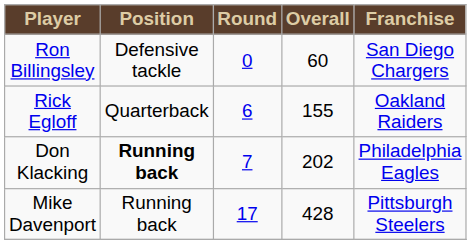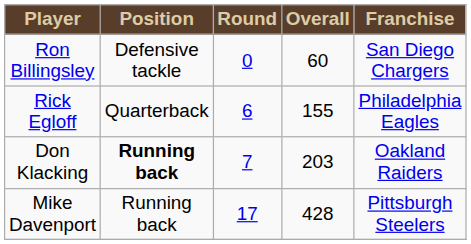(410, 111) Oakland Raiders -> (410, 111) Philadelphia Eagles
(318, 162) 202 -> (318, 162) 203
(410, 162) Philadelphia Eagles -> (410, 162) Oakland Raiders
